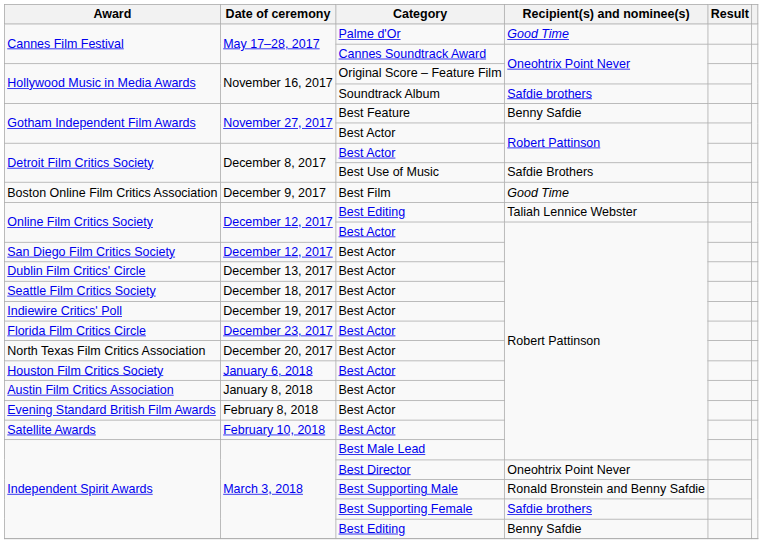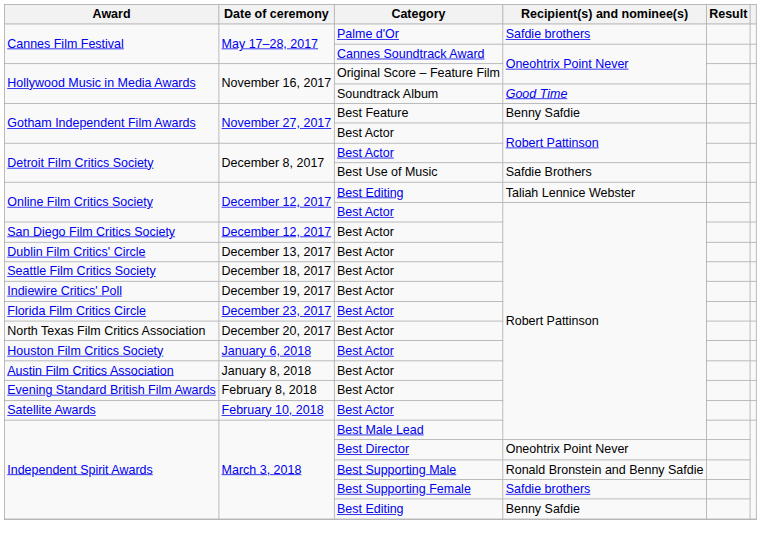(538, 34) Good Time -> (548, 34) Safdie brothers
(550, 93) Safdie brothers -> (537, 93) Good Time
- row: (112, 192)
